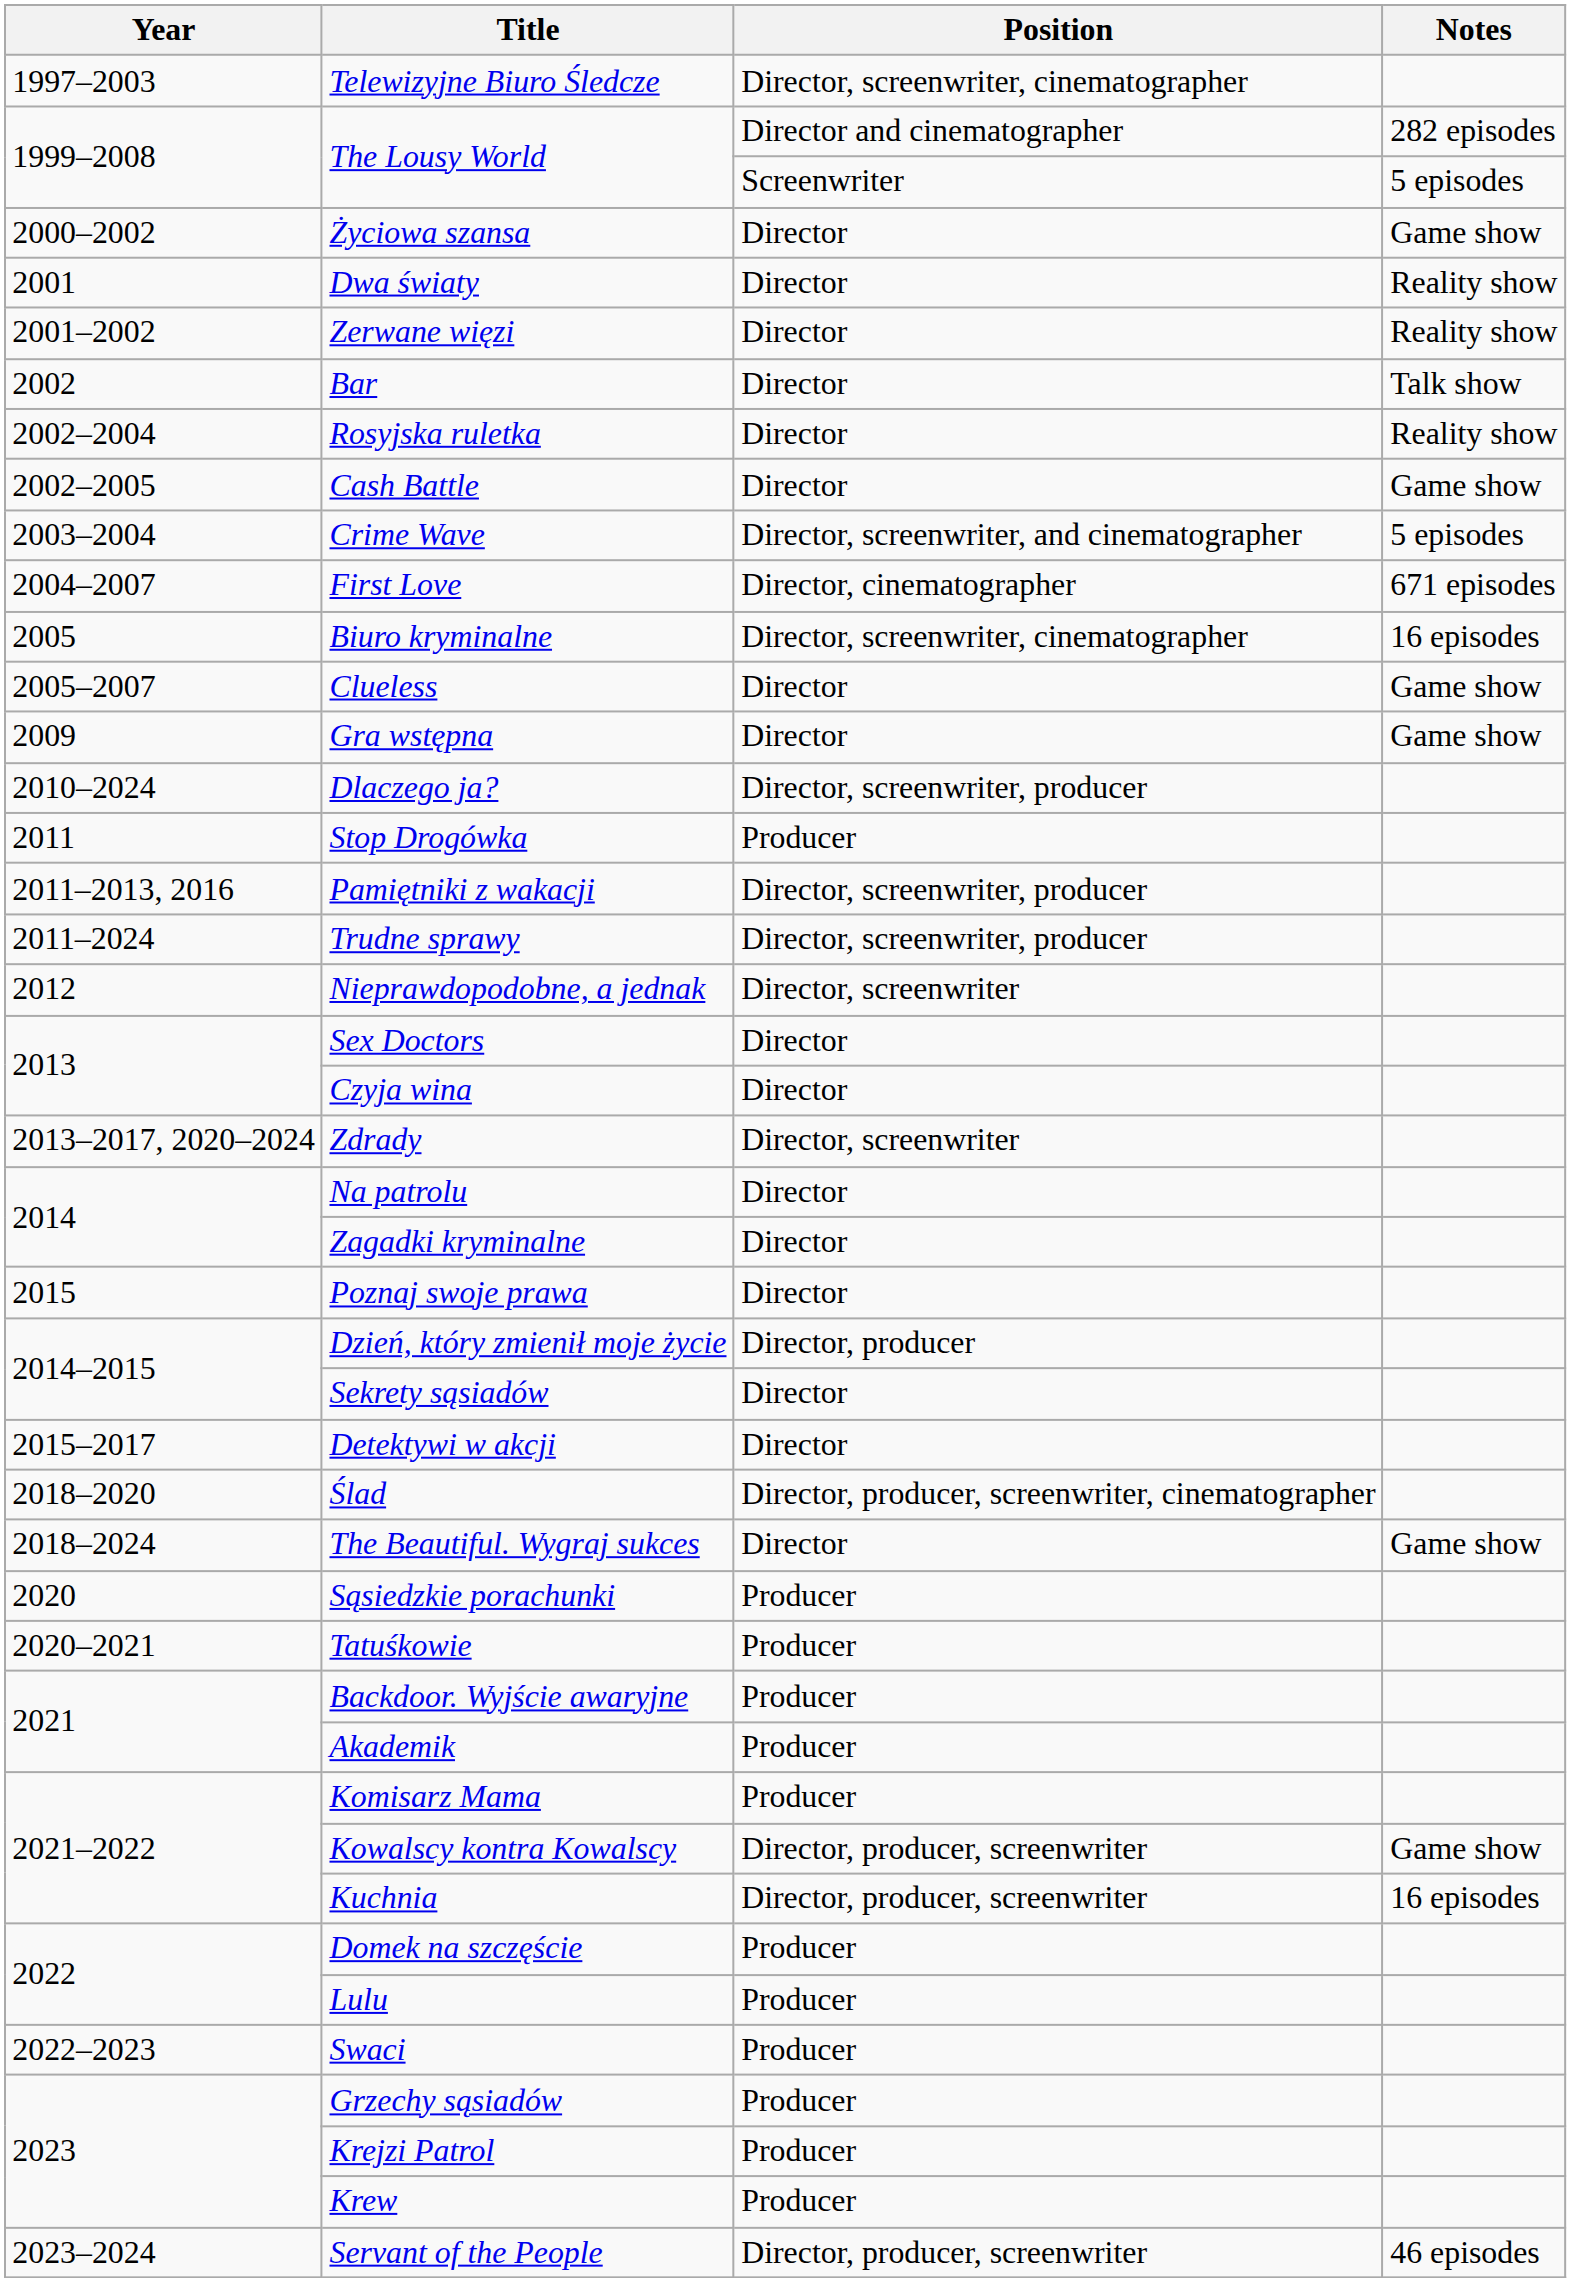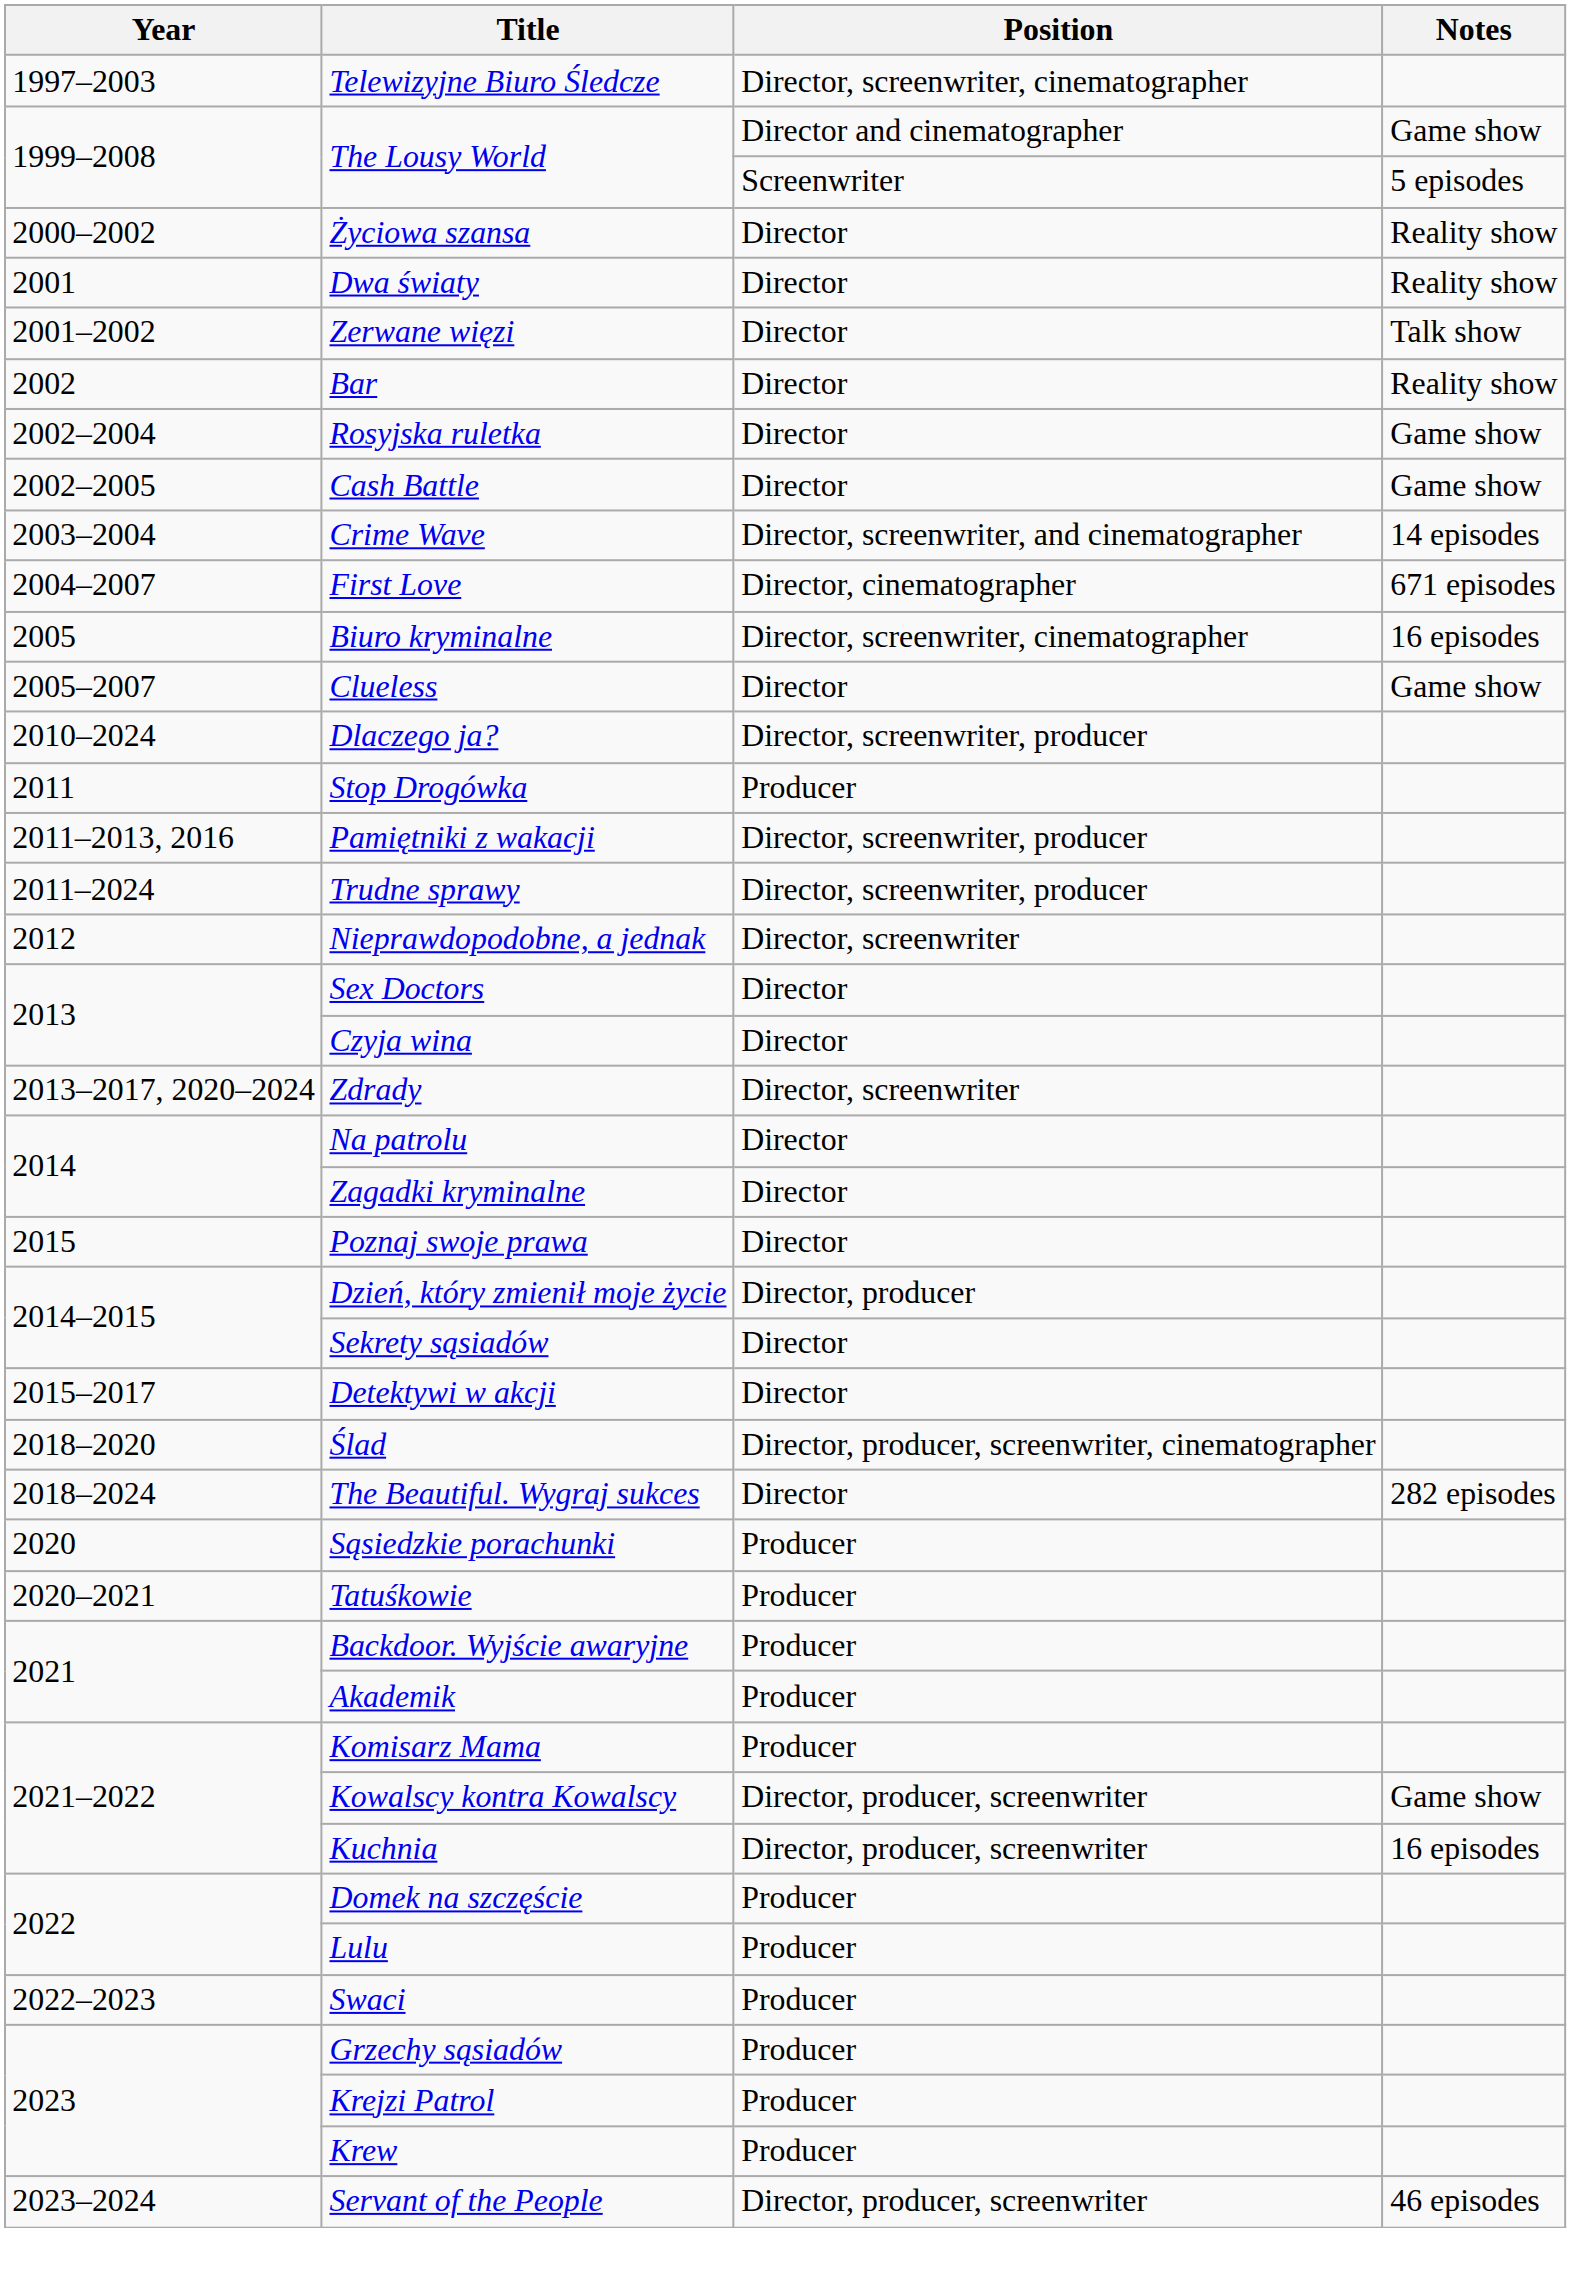(1473, 130) 282 episodes -> (1466, 130) Game show
(1466, 231) Game show -> (1474, 231) Reality show
(1474, 332) Reality show -> (1456, 332) Talk show
(1456, 383) Talk show -> (1474, 383) Reality show
(1474, 433) Reality show -> (1466, 433) Game show
(1457, 534) 5 episodes -> (1465, 534) 14 episodes
- row: (411, 736)
(1466, 1544) Game show -> (1473, 1494) 282 episodes
